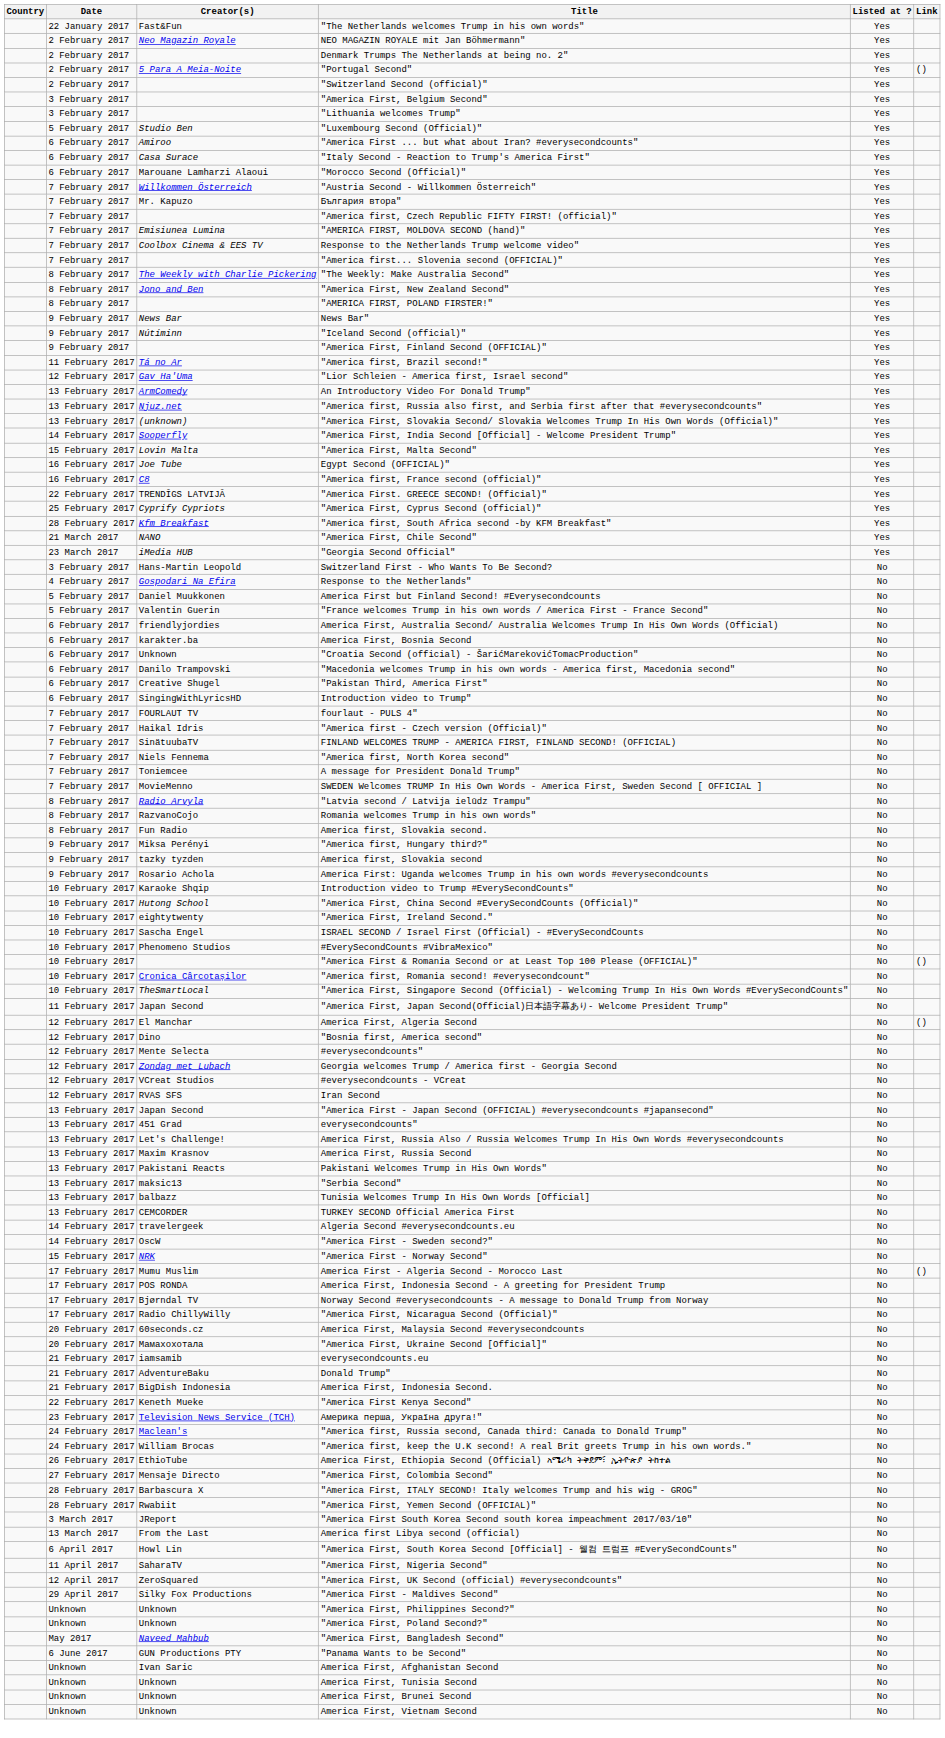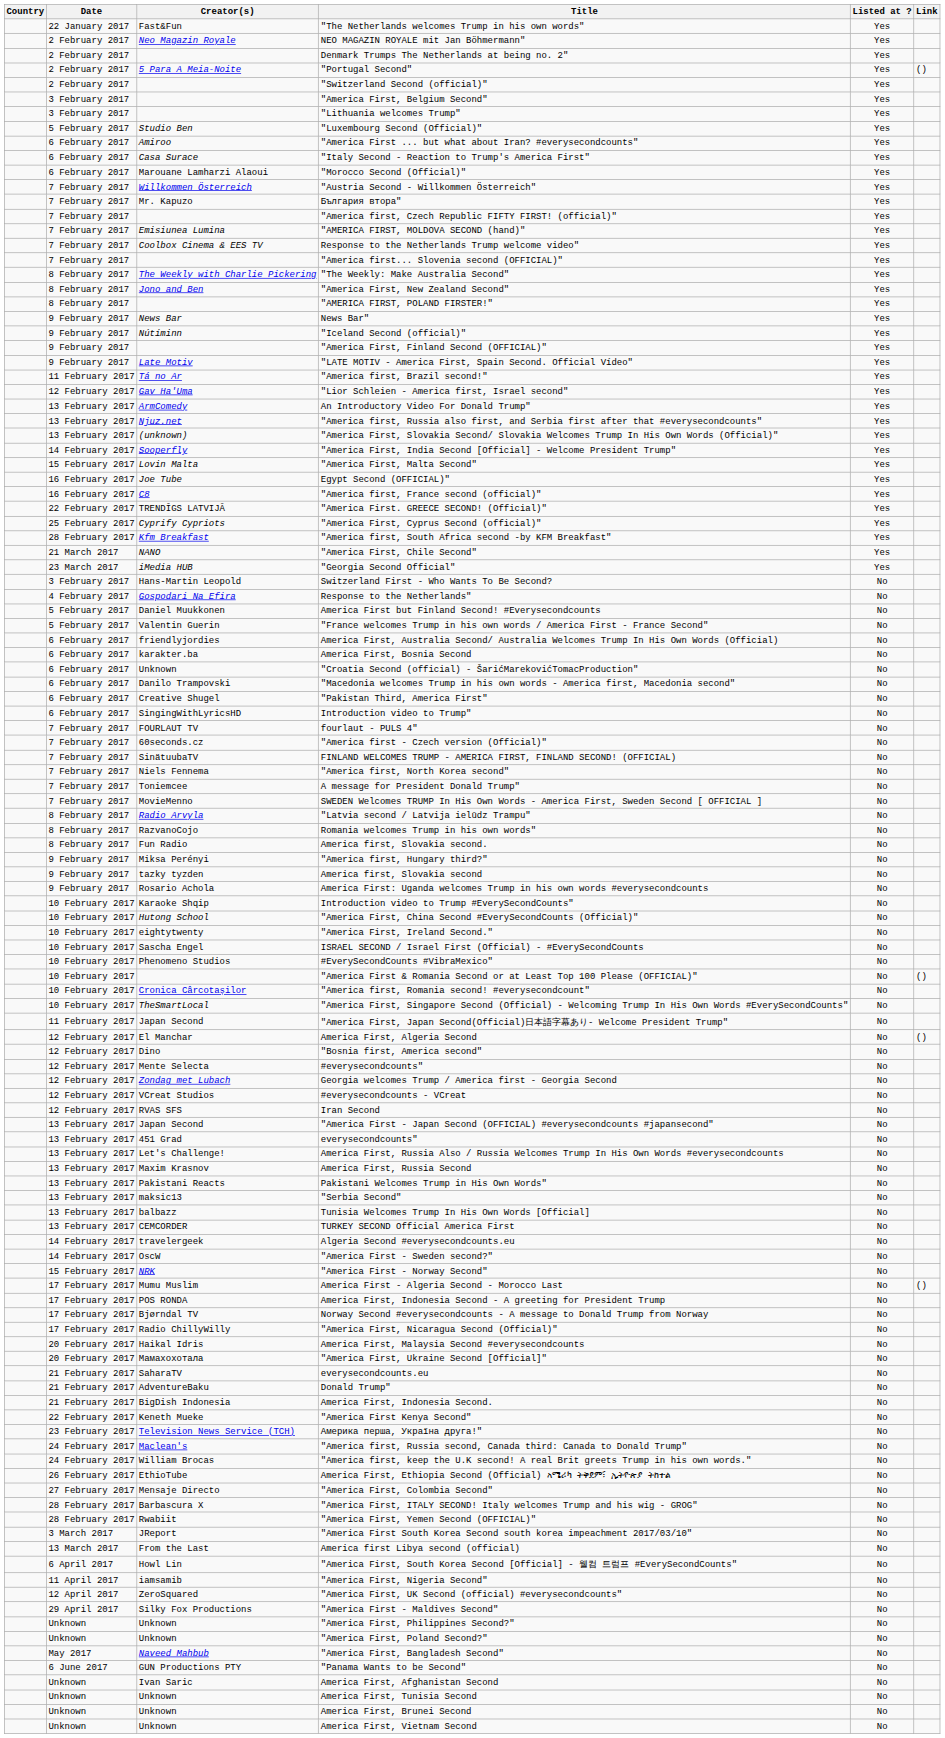+ row: (477, 363)
(171, 728) Haikal Idris -> (171, 743) 60seconds.cz
(171, 1329) 60seconds.cz -> (171, 1344) Haikal Idris
(160, 1359) iamsamib -> (160, 1373) SaharaTV
(160, 1565) SaharaTV -> (160, 1580) iamsamib
